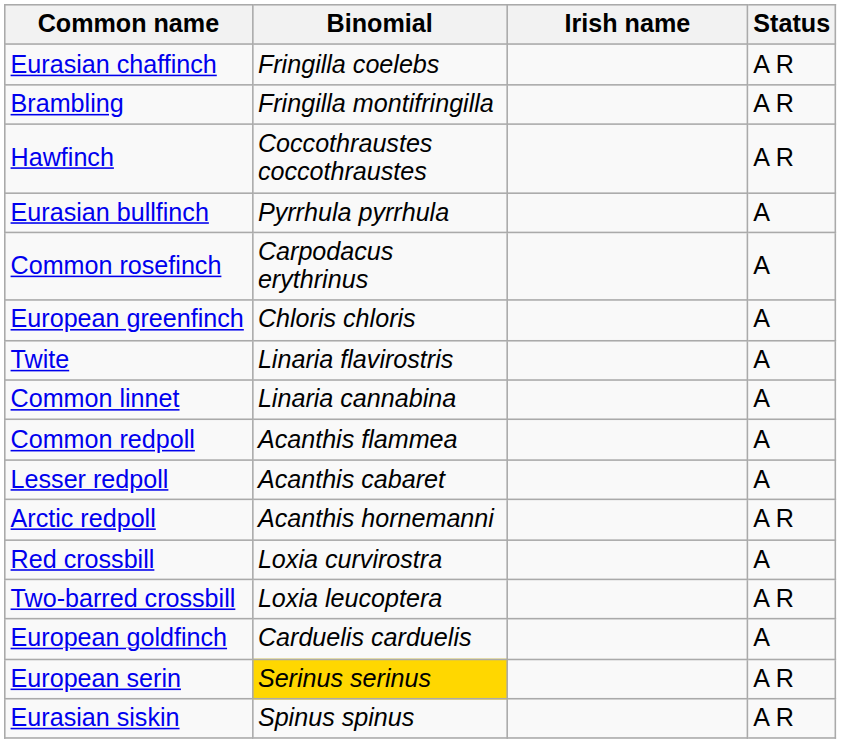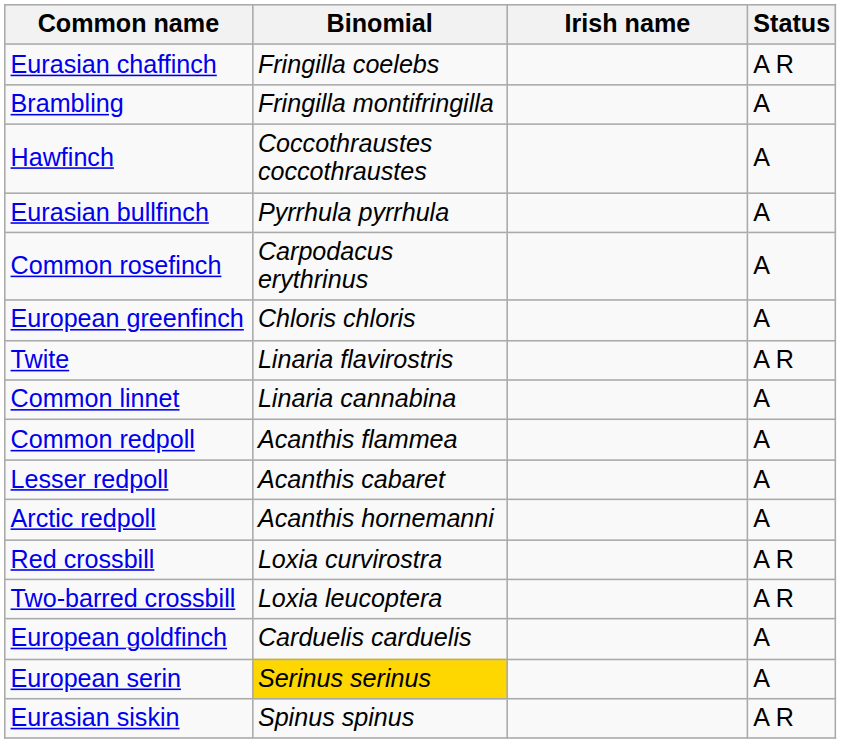(774, 104) A R -> (762, 104) A
(774, 158) A R -> (762, 158) A
(762, 359) A -> (774, 359) A R
(774, 519) A R -> (762, 519) A
(762, 559) A -> (774, 559) A R
(774, 678) A R -> (762, 678) A
